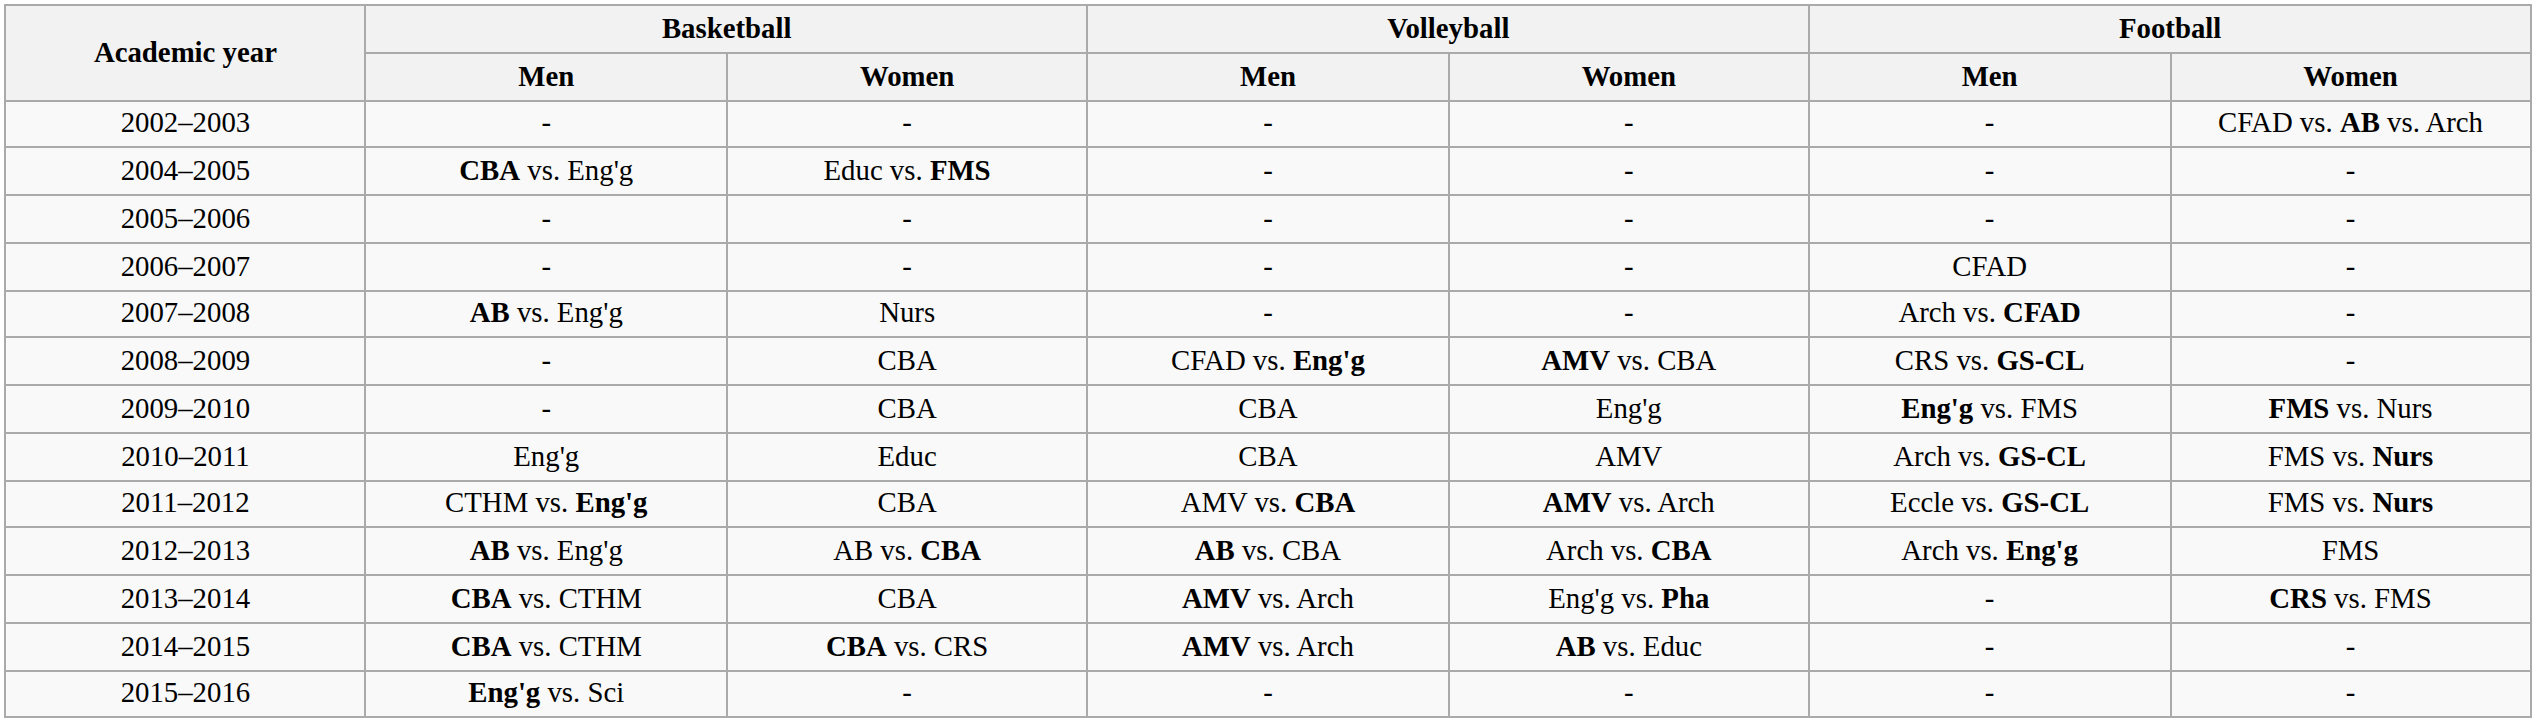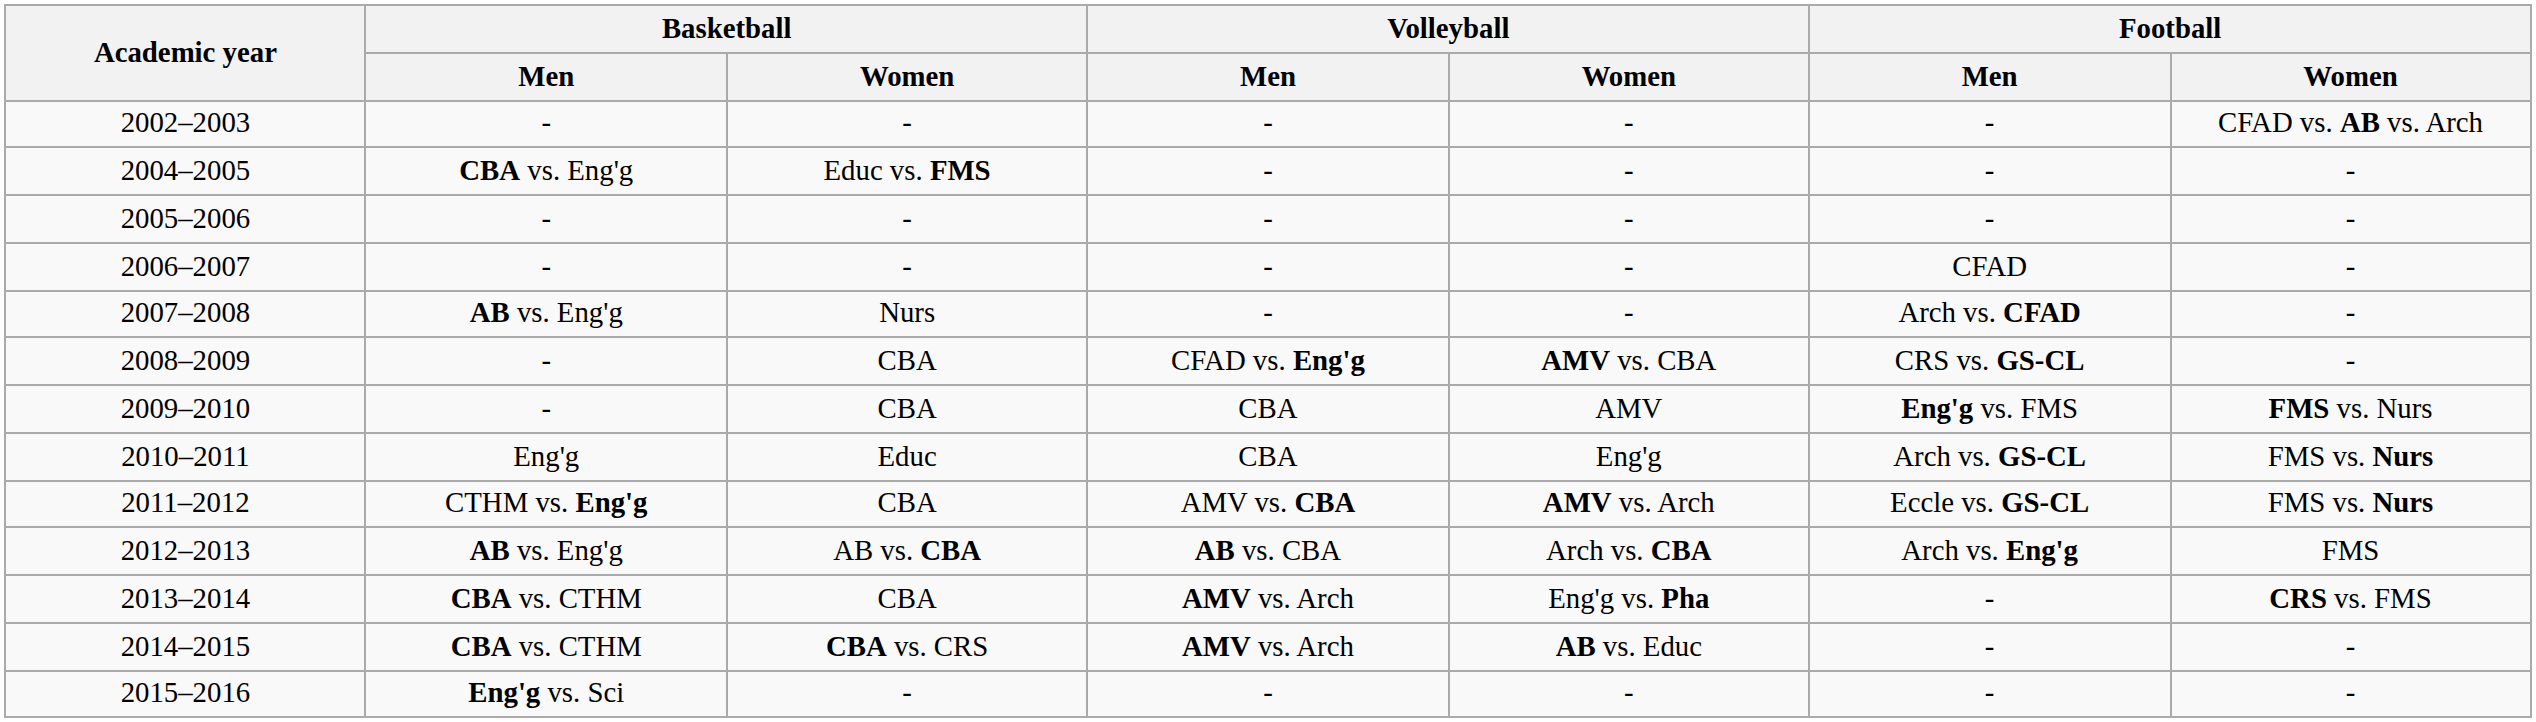(1629, 408) Eng'g -> (1629, 408) AMV
(1629, 456) AMV -> (1629, 456) Eng'g
